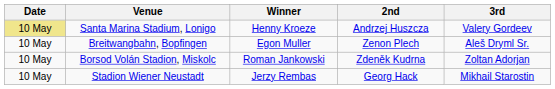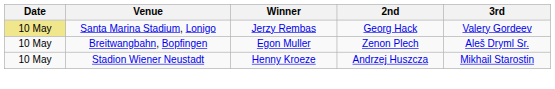(284, 28) Henny Kroeze -> (284, 28) Jerzy Rembas
(391, 28) Andrzej Huszcza -> (390, 28) Georg Hack
- row: (148, 60)
(284, 76) Jerzy Rembas -> (284, 60) Henny Kroeze
(391, 76) Georg Hack -> (390, 60) Andrzej Huszcza
